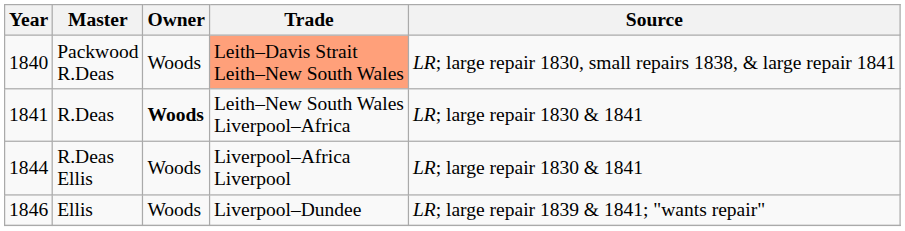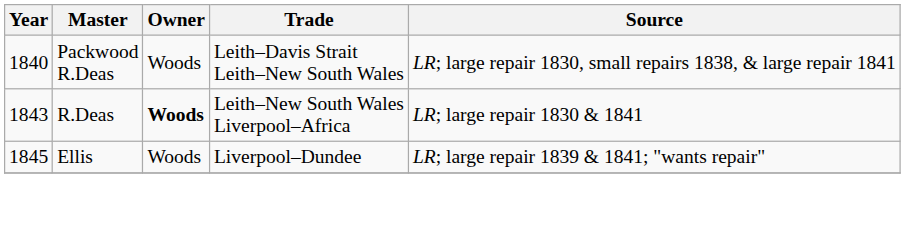(309, 61) lightsalmon background -> (309, 61) no background
(29, 114) 1841 -> (29, 114) 1843
- row: (86, 167)
(29, 209) 1846 -> (29, 156) 1845
